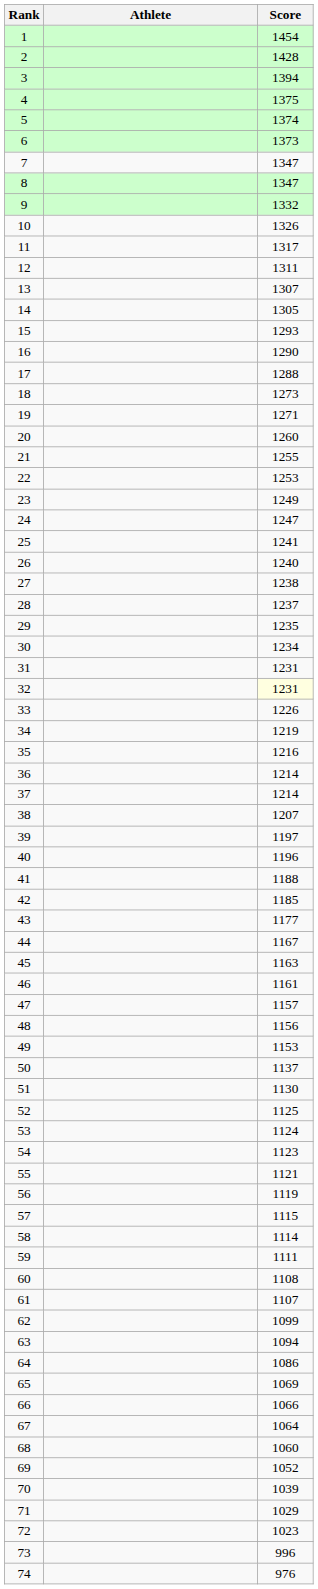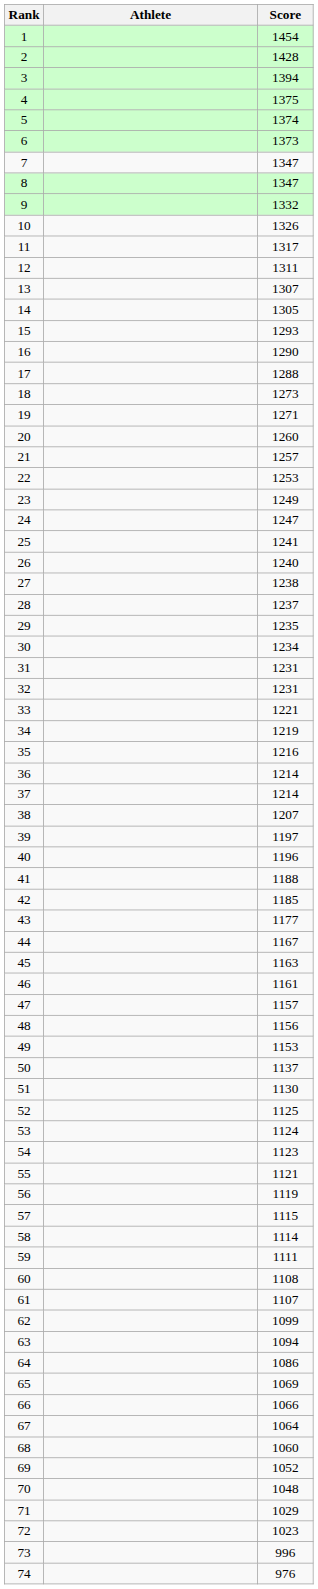(285, 457) 1255 -> (285, 457) 1257
(285, 688) lightyellow background -> (285, 688) no background
(285, 710) 1226 -> (285, 710) 1221
(285, 1489) 1039 -> (285, 1489) 1048
